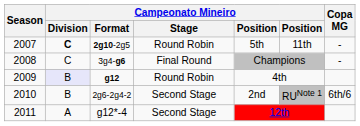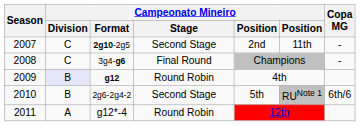(68, 45) bold -> (68, 45) normal
(184, 45) Round Robin -> (184, 45) Second Stage
(257, 45) 5th -> (257, 45) 2nd
(257, 95) 2nd -> (257, 95) 5th
(184, 112) Second Stage -> (184, 112) Round Robin
